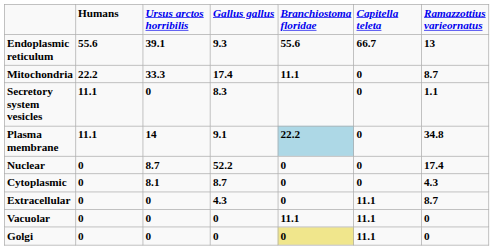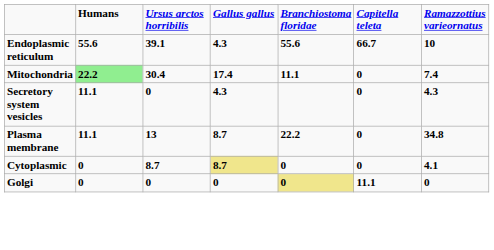(220, 43) 9.3 -> (220, 43) 4.3
(430, 43) 13 -> (430, 43) 10
(88, 74) no background -> (88, 74) lightgreen background
(155, 74) 33.3 -> (155, 74) 30.4
(431, 74) 8.7 -> (431, 74) 7.4
(220, 91) 8.3 -> (220, 91) 4.3
(431, 91) 1.1 -> (431, 91) 4.3
(151, 134) 14 -> (151, 134) 13
(220, 134) 9.1 -> (220, 134) 8.7
(290, 134) lightblue background -> (290, 134) no background
- row: (26, 165)
(153, 182) 8.1 -> (153, 165) 8.7
(220, 182) no background -> (220, 165) khaki background
(431, 182) 4.3 -> (431, 165) 4.1
- row: (39, 200)
- row: (29, 218)
